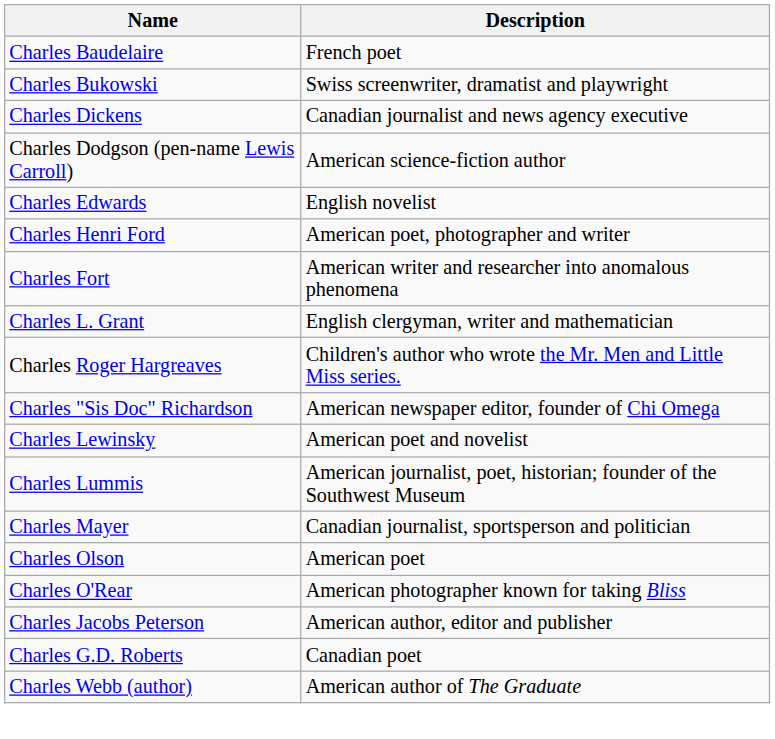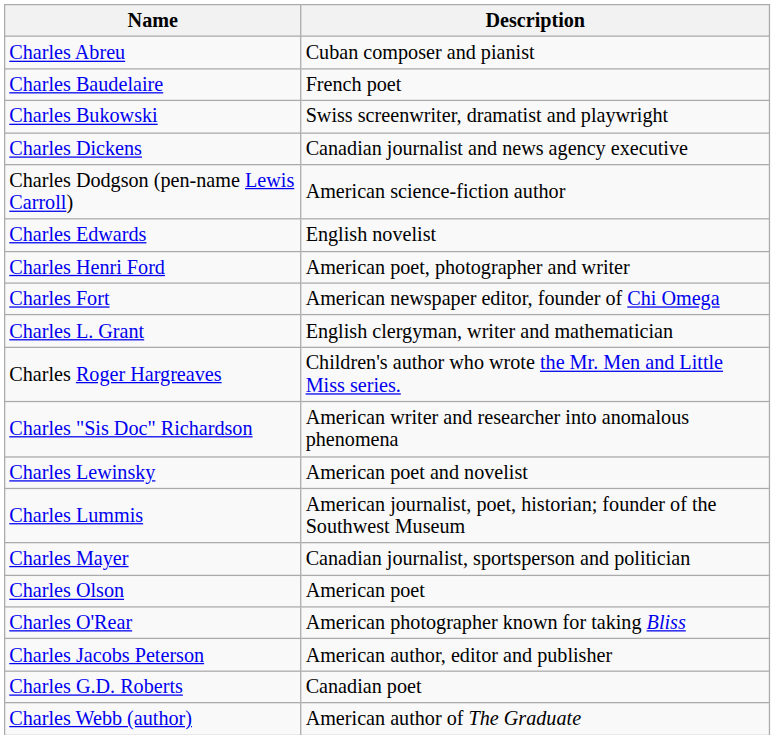+ row: (67, 52)
(497, 278) American writer and researcher into anomalous phenomena -> (513, 298) American newspaper editor, founder of Chi Omega
(513, 408) American newspaper editor, founder of Chi Omega -> (497, 428) American writer and researcher into anomalous phenomena
